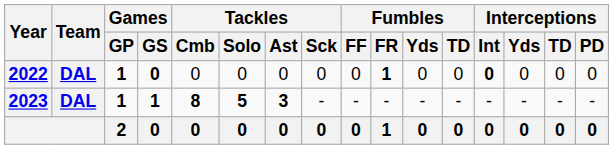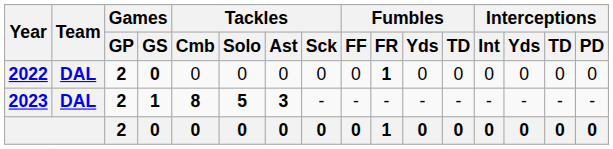(121, 74) 1 -> (121, 74) 2
(489, 74) bold -> (489, 74) normal
(121, 102) 1 -> (121, 102) 2
